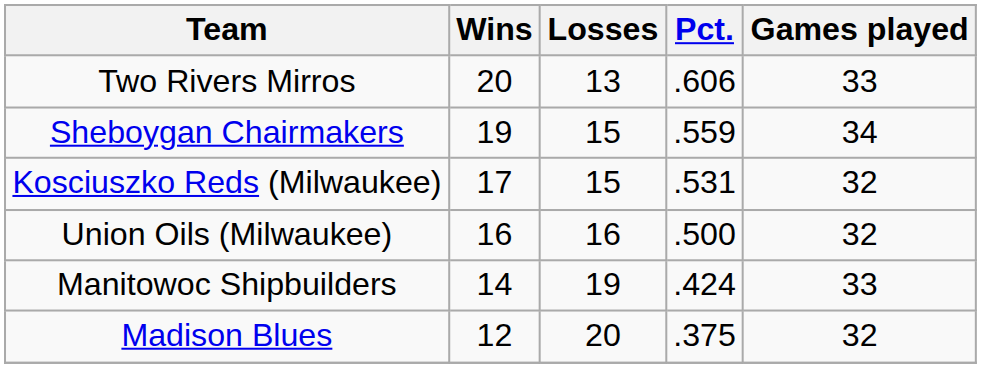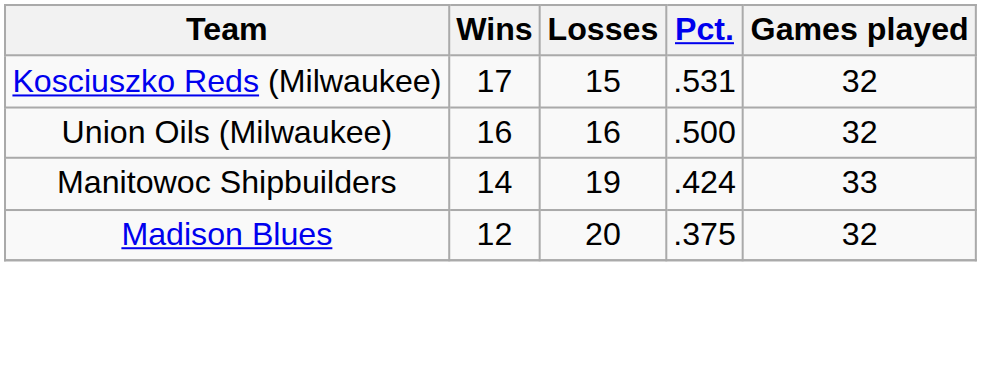- row: (227, 81)
- row: (227, 132)
